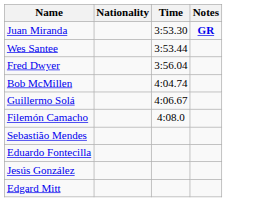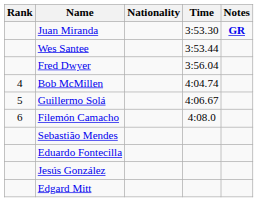+ column: (20, 13)
